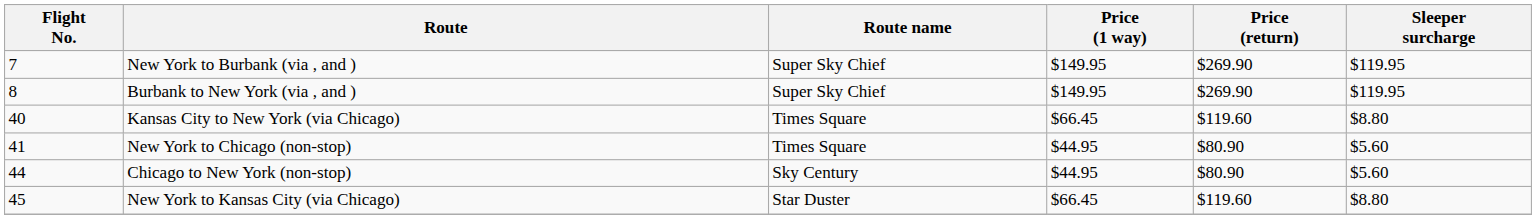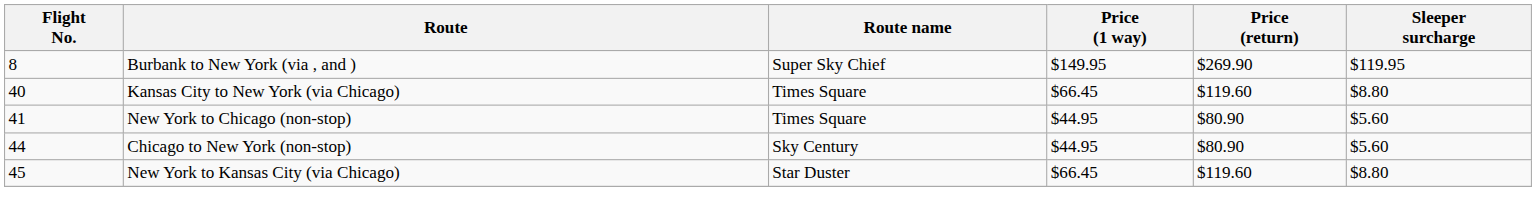- row: (242, 64)
